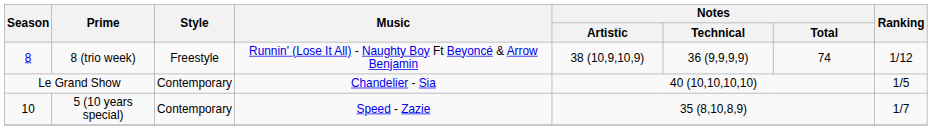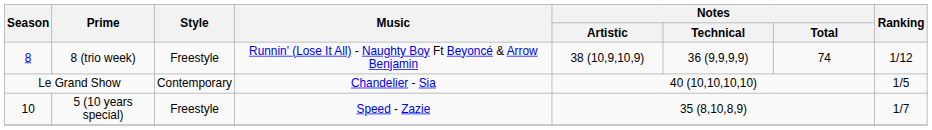(195, 108) Contemporary -> (194, 108) Freestyle
